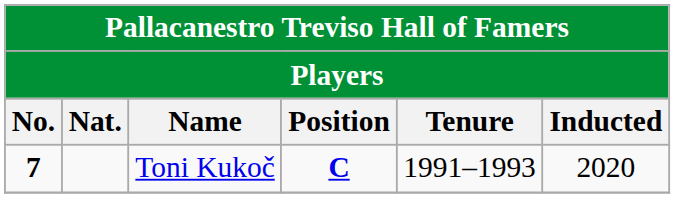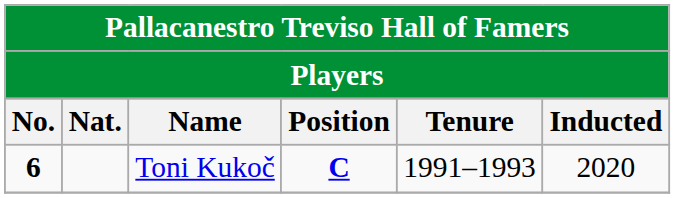(33, 167) 7 -> (33, 167) 6
